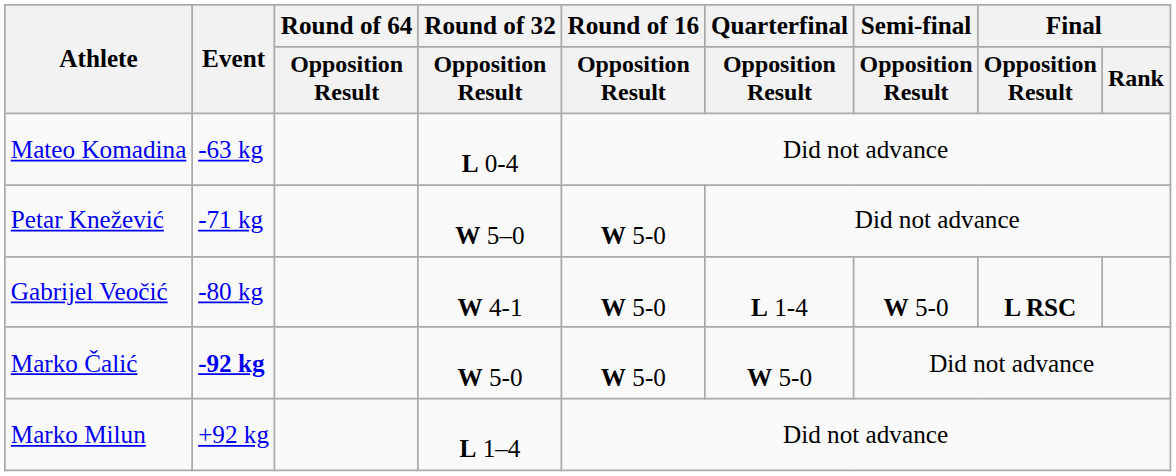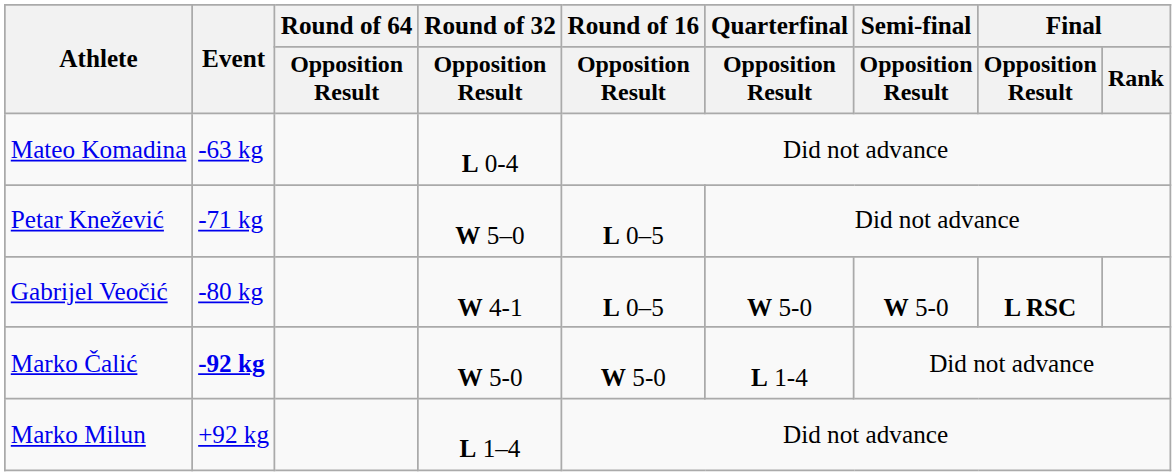(633, 235) W 5-0 -> (633, 235) L 0–5
(633, 306) W 5-0 -> (633, 306) L 0–5
(779, 306) L 1-4 -> (779, 306) W 5-0
(779, 378) W 5-0 -> (779, 378) L 1-4
